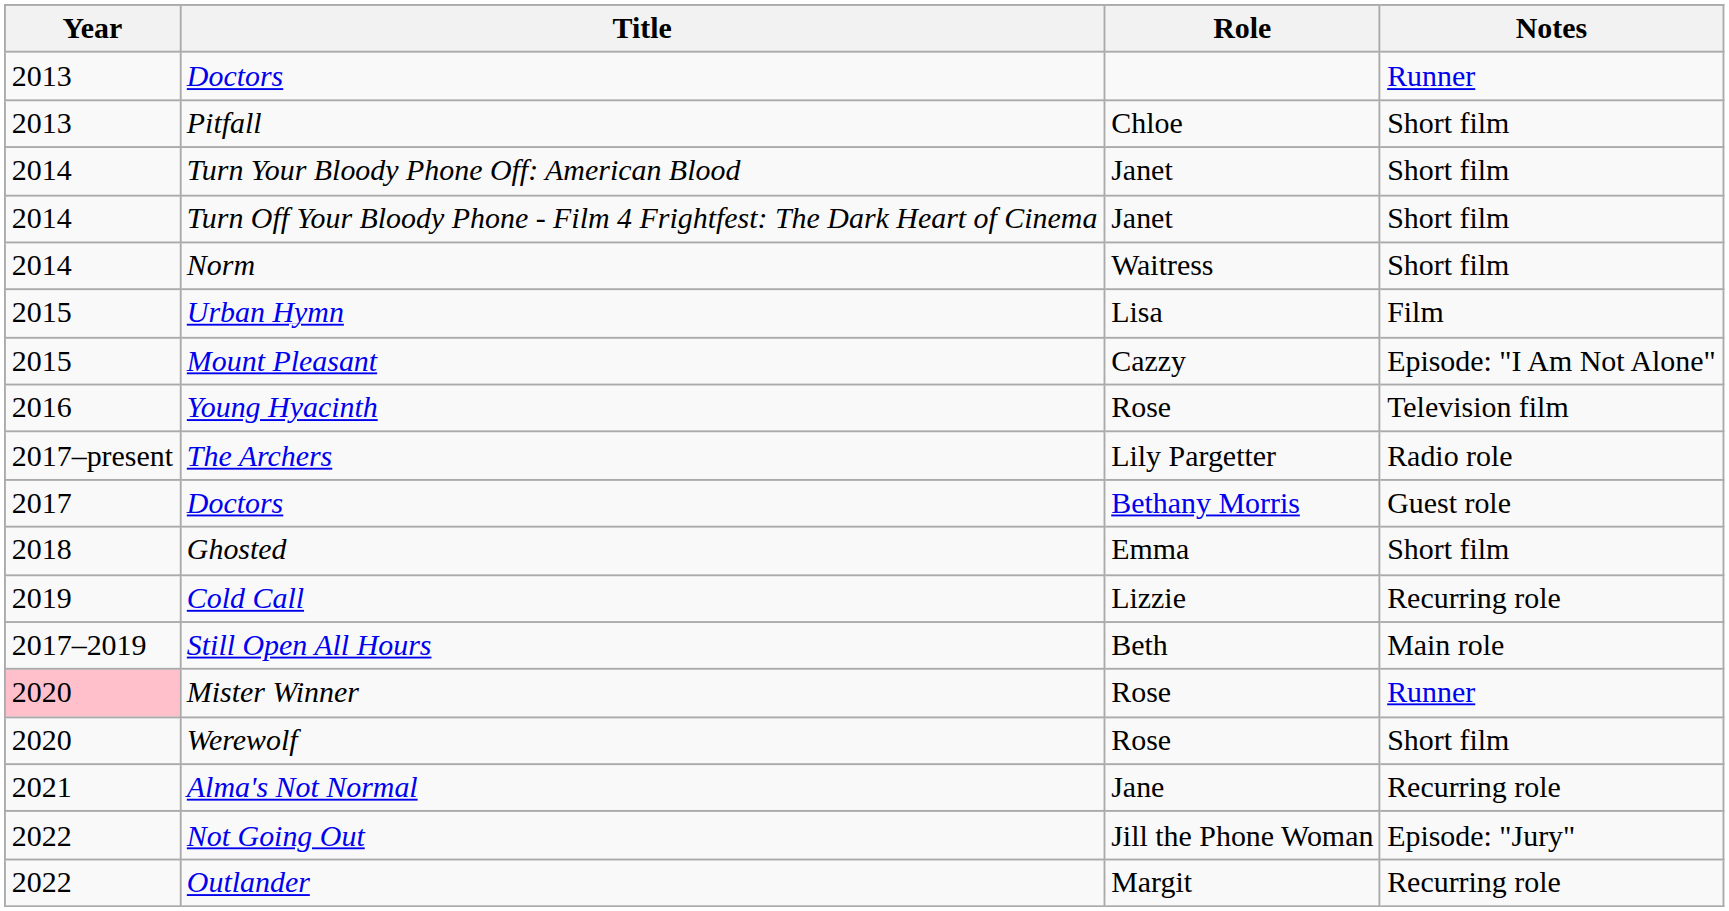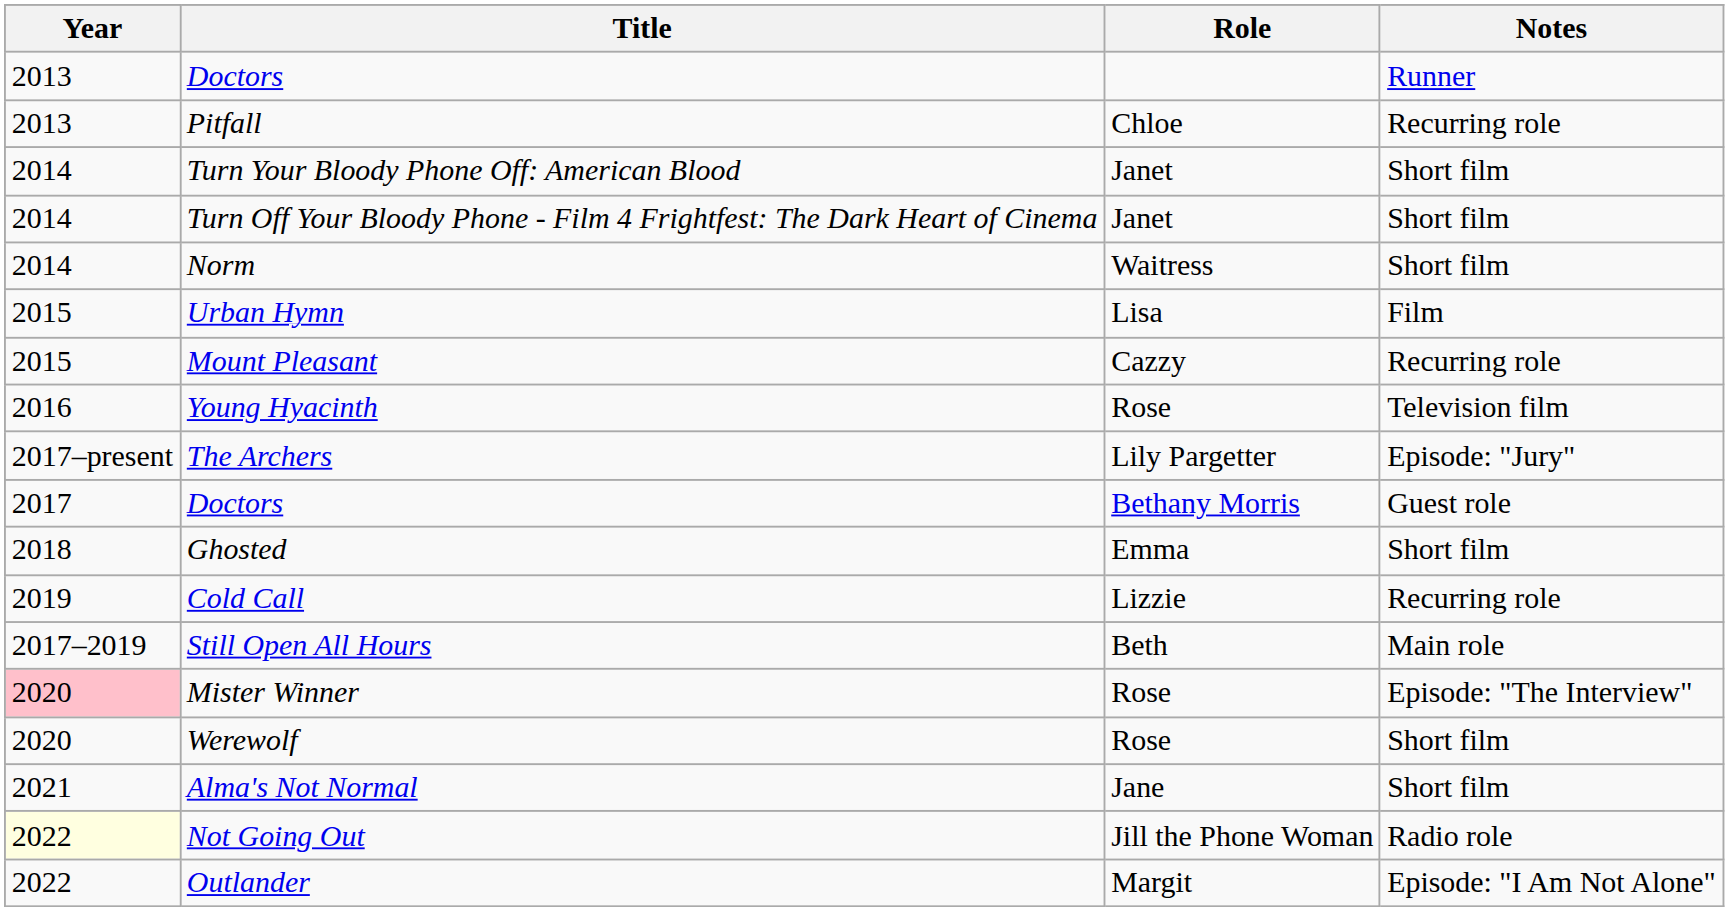(1448, 123) Short film -> (1474, 123) Recurring role
(1551, 360) Episode: "I Am Not Alone" -> (1474, 360) Recurring role
(1450, 455) Radio role -> (1481, 455) Episode: "Jury"
(1431, 692) Runner -> (1540, 692) Episode: "The Interview"
(1474, 787) Recurring role -> (1448, 787) Short film
(42, 834) no background -> (42, 834) lightyellow background
(1481, 834) Episode: "Jury" -> (1450, 834) Radio role
(1474, 882) Recurring role -> (1551, 882) Episode: "I Am Not Alone"
